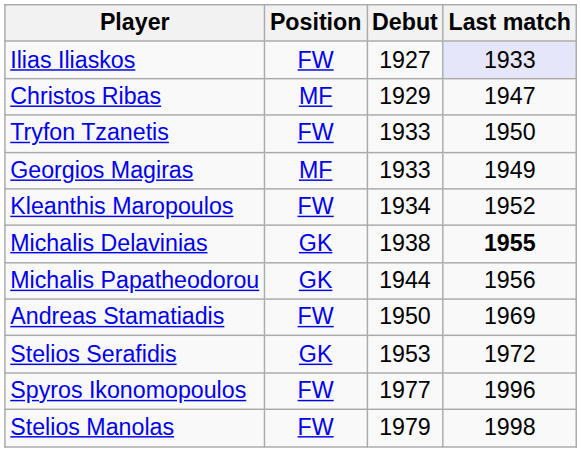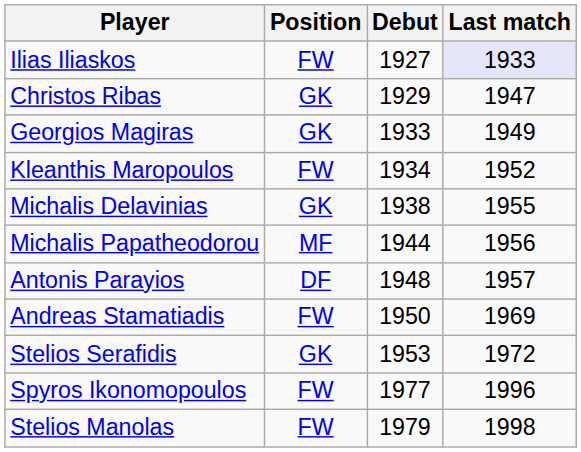(316, 96) MF -> (316, 96) GK
- row: (90, 133)
(316, 170) MF -> (316, 133) GK
(510, 243) bold -> (510, 206) normal
(316, 280) GK -> (316, 243) MF
+ row: (97, 280)
